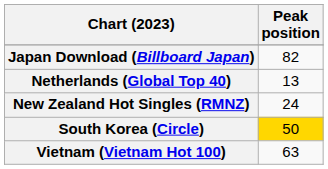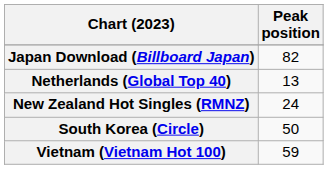(291, 128) gold background -> (291, 128) no background
(291, 152) 63 -> (291, 152) 59
